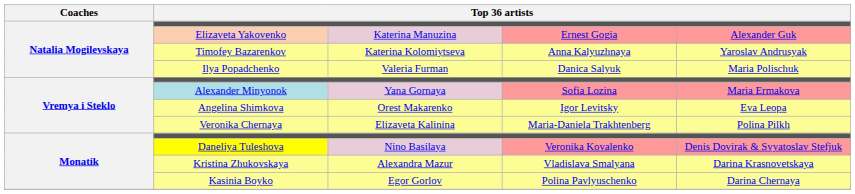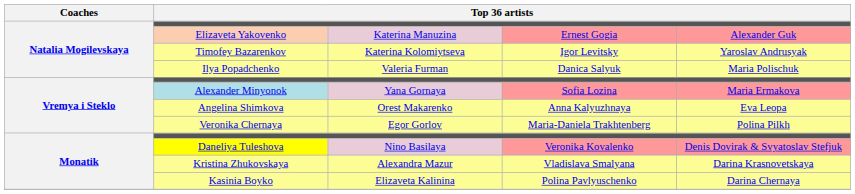(589, 51) Anna Kalyuzhnaya -> (589, 51) Igor Levitsky
(589, 107) Igor Levitsky -> (589, 107) Anna Kalyuzhnaya
(415, 124) Elizaveta Kalinina -> (415, 124) Egor Gorlov
(415, 180) Egor Gorlov -> (415, 180) Elizaveta Kalinina
